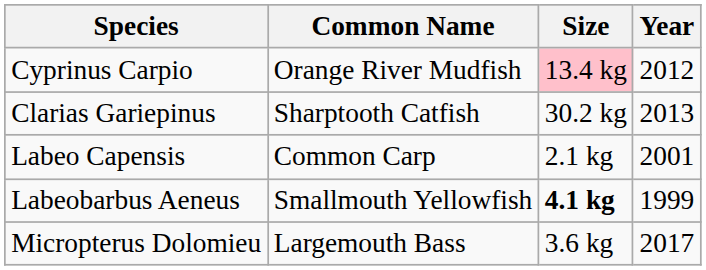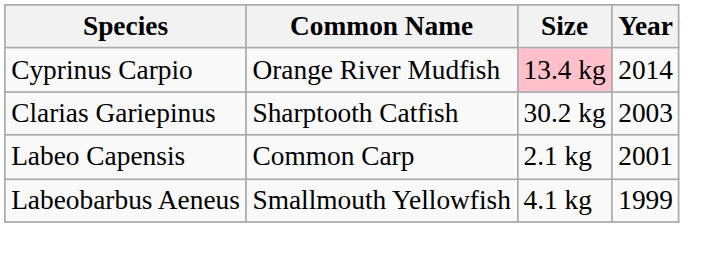(667, 69) 2012 -> (646, 69) 2014
(667, 112) 2013 -> (646, 112) 2003
(580, 199) bold -> (558, 199) normal
- row: (136, 243)
